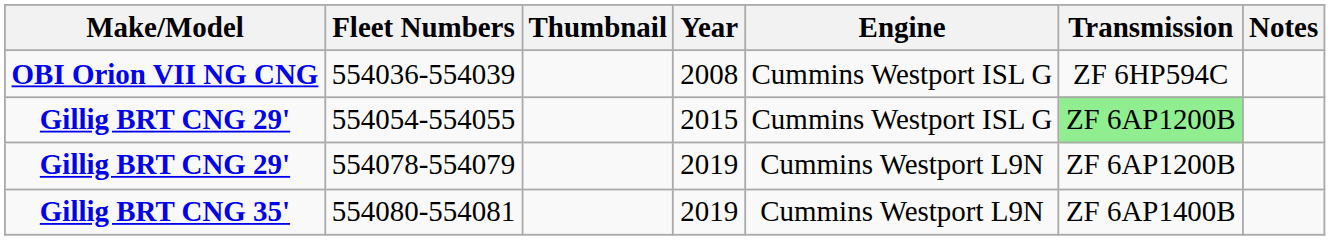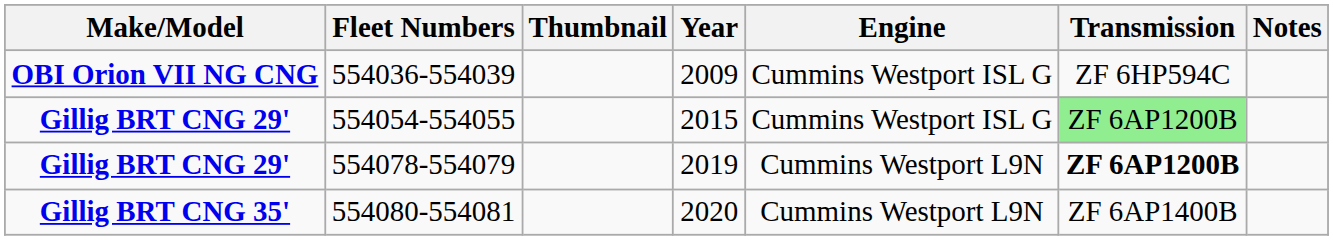(709, 73) 2008 -> (709, 73) 2009
(1151, 165) normal -> (1153, 165) bold
(709, 211) 2019 -> (709, 211) 2020
